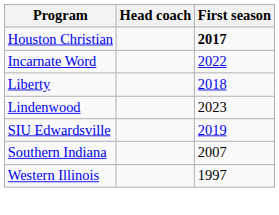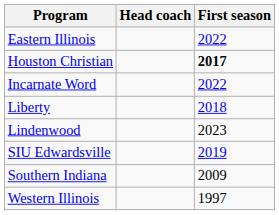+ row: (52, 38)
(212, 152) 2007 -> (212, 175) 2009
